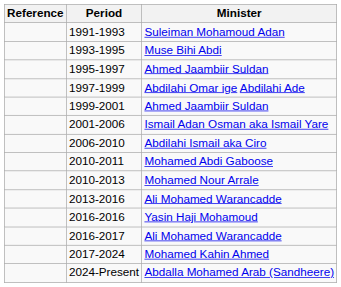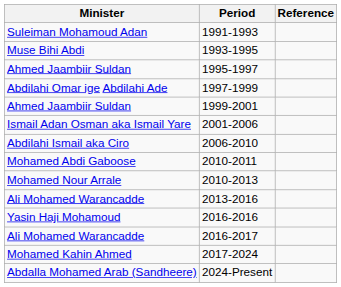columns swapped: (239, 13) <-> (35, 13)
